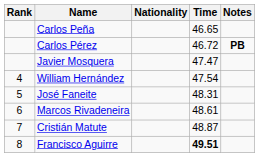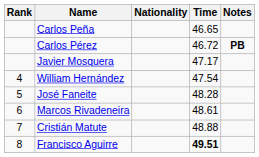(205, 62) 47.47 -> (205, 62) 47.17
(205, 95) 48.31 -> (205, 95) 48.28
(205, 128) 48.87 -> (205, 128) 48.88
